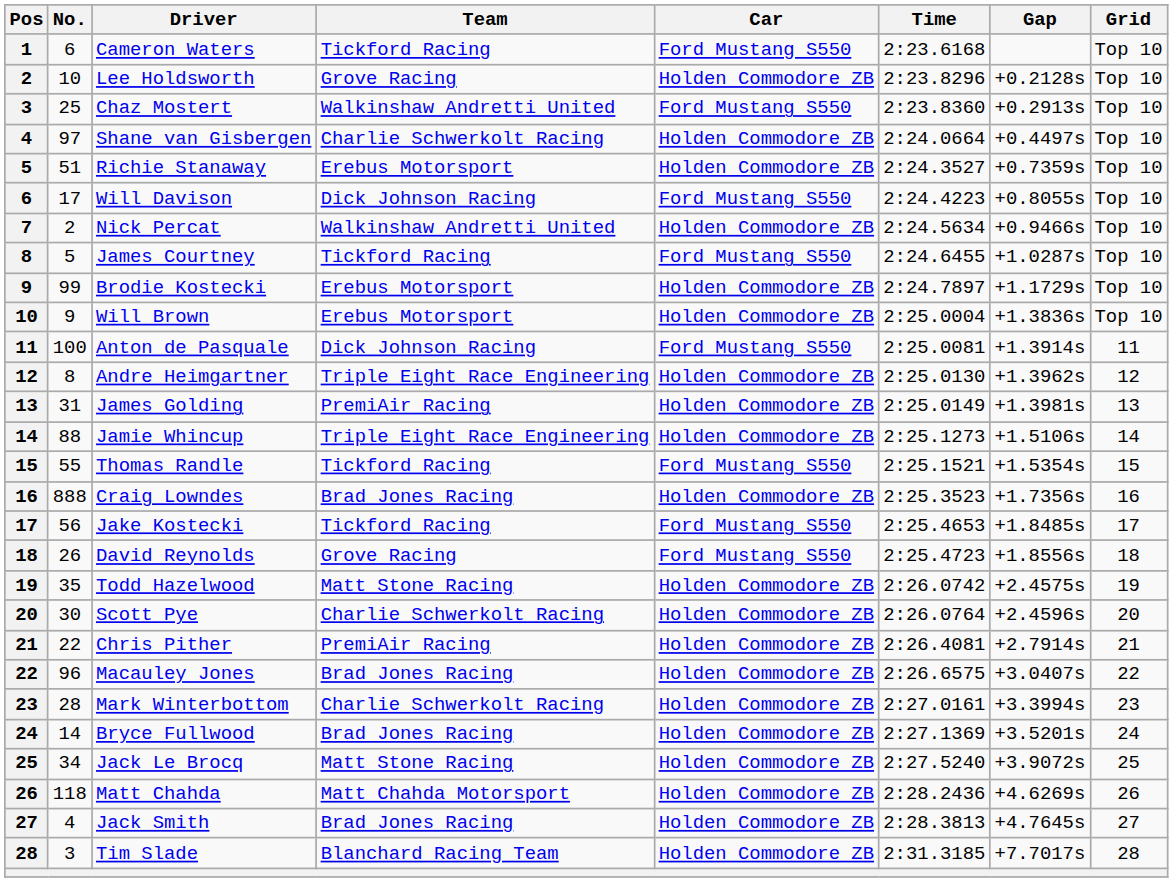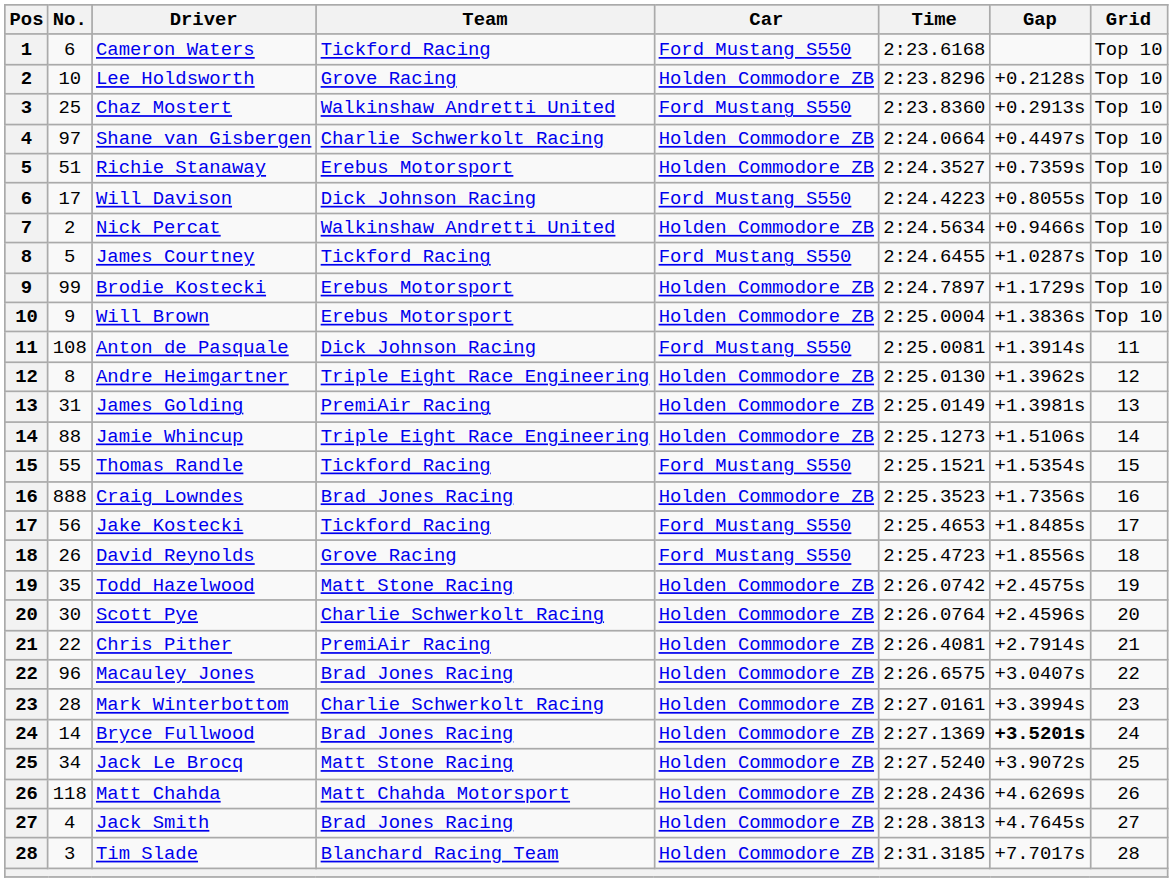(70, 347) 100 -> (70, 347) 108
(1040, 734) normal -> (1040, 734) bold
